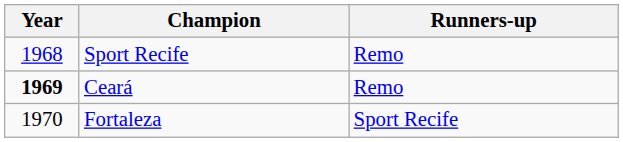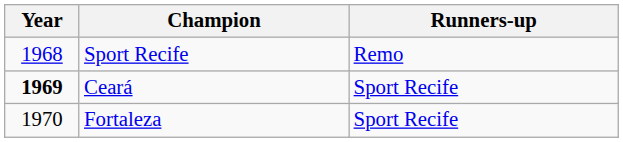(378, 86) Remo -> (406, 86) Sport Recife
